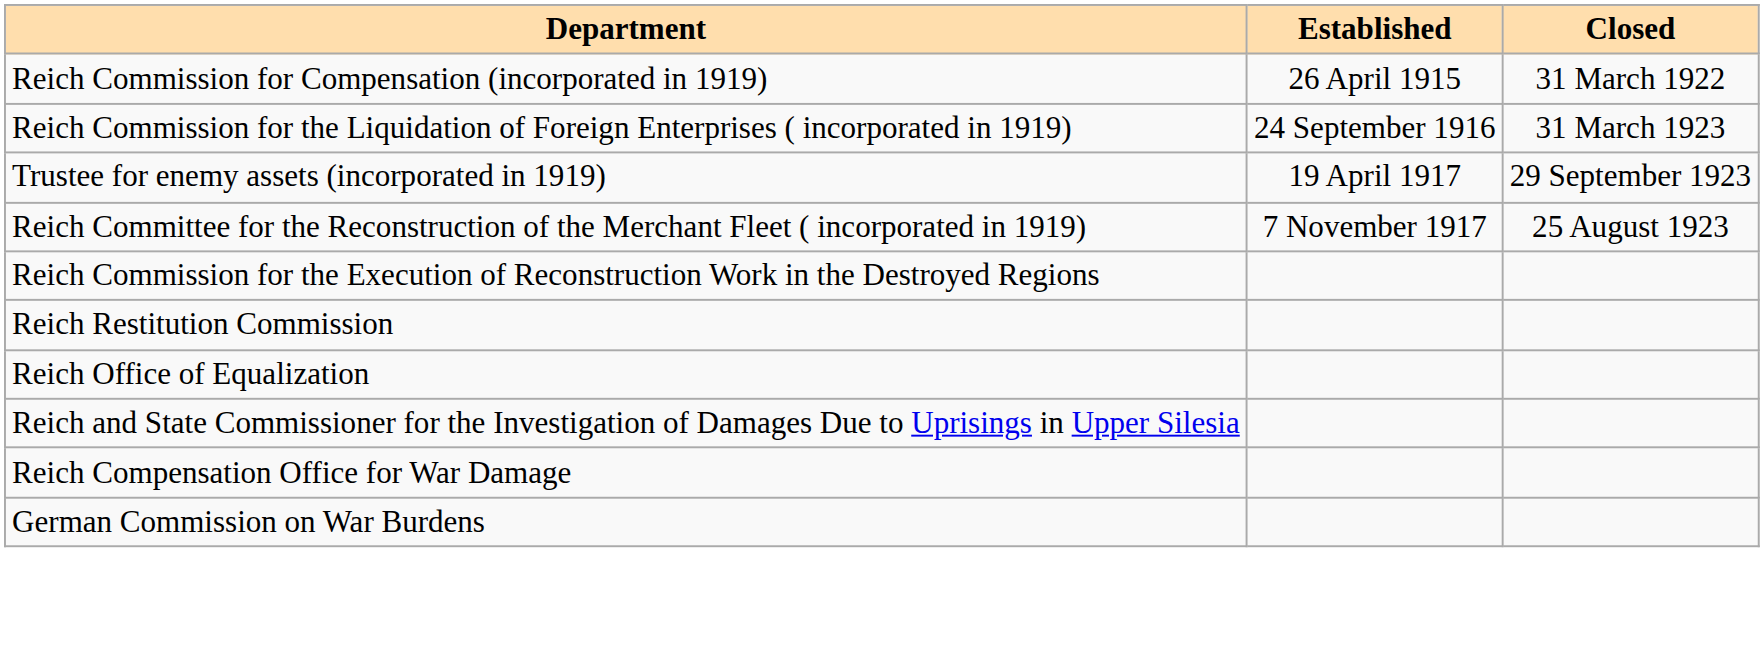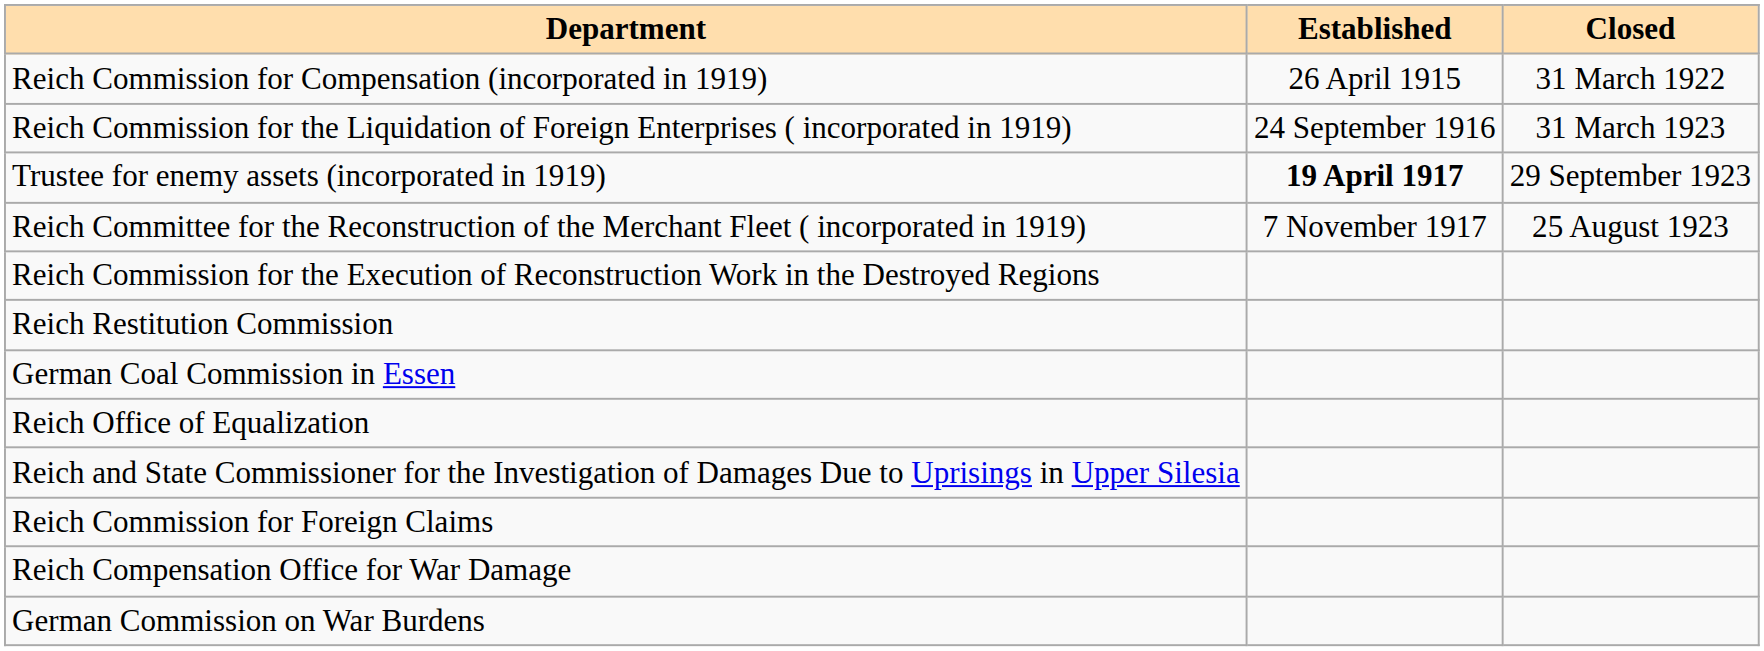(1375, 176) normal -> (1375, 176) bold
+ row: (234, 373)
+ row: (253, 521)
